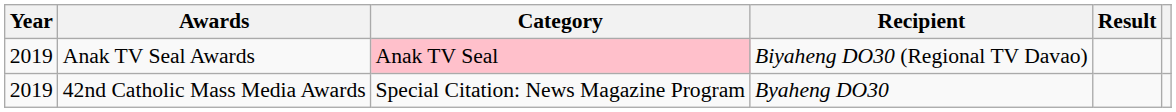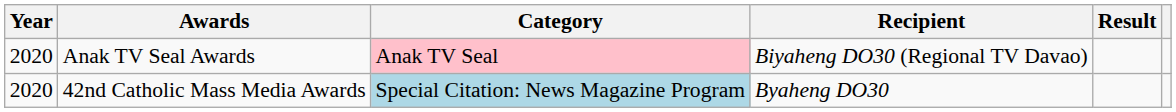(31, 55) 2019 -> (31, 55) 2020
(31, 90) 2019 -> (31, 90) 2020
(560, 90) no background -> (560, 90) lightblue background
